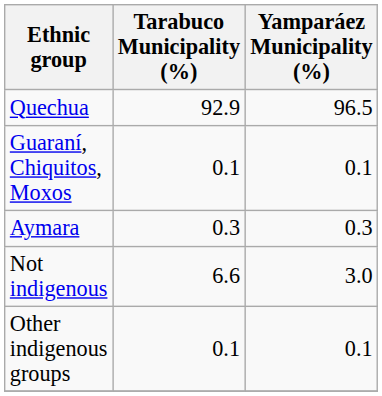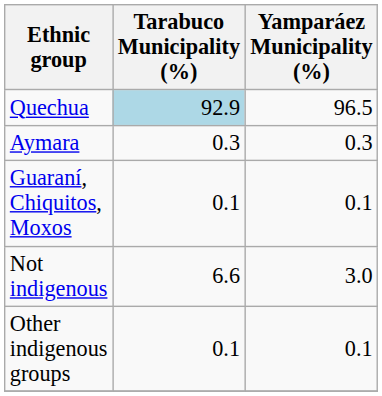(221, 107) no background -> (221, 107) lightblue background
rows swapped: (45, 228) <-> (56, 167)
